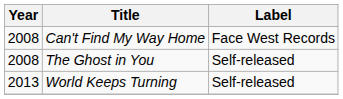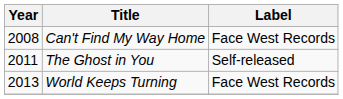(23, 60) 2008 -> (23, 60) 2011
(253, 82) Self-released -> (273, 82) Face West Records
